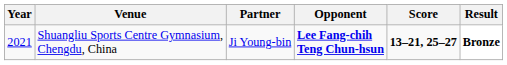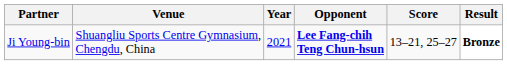columns swapped: (20, 14) <-> (260, 14)
(423, 42) bold -> (423, 42) normal
